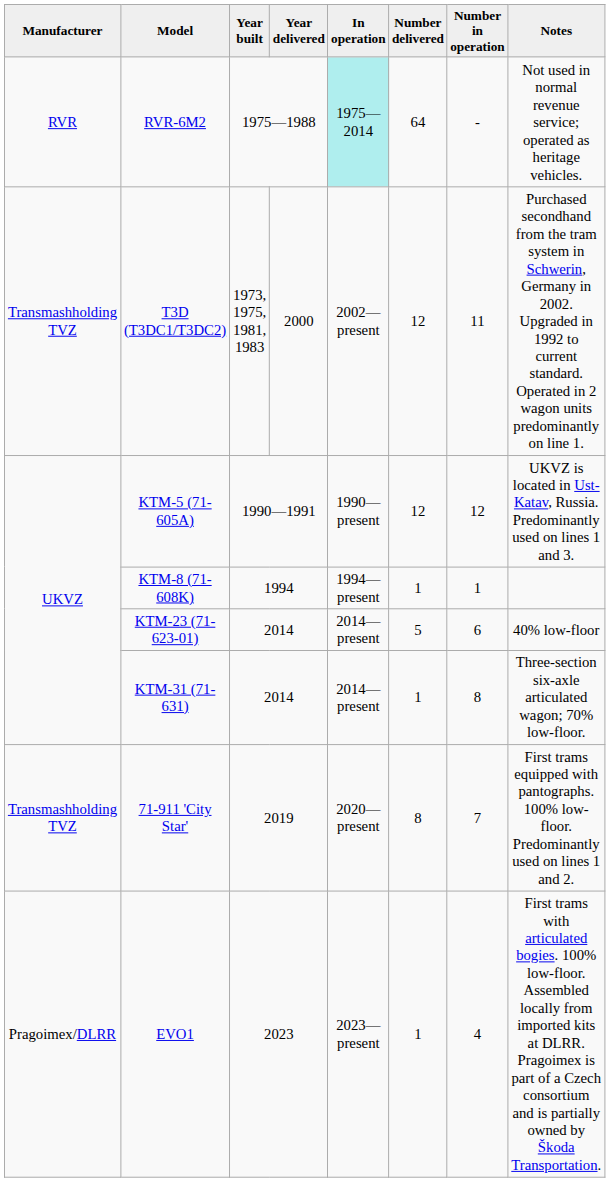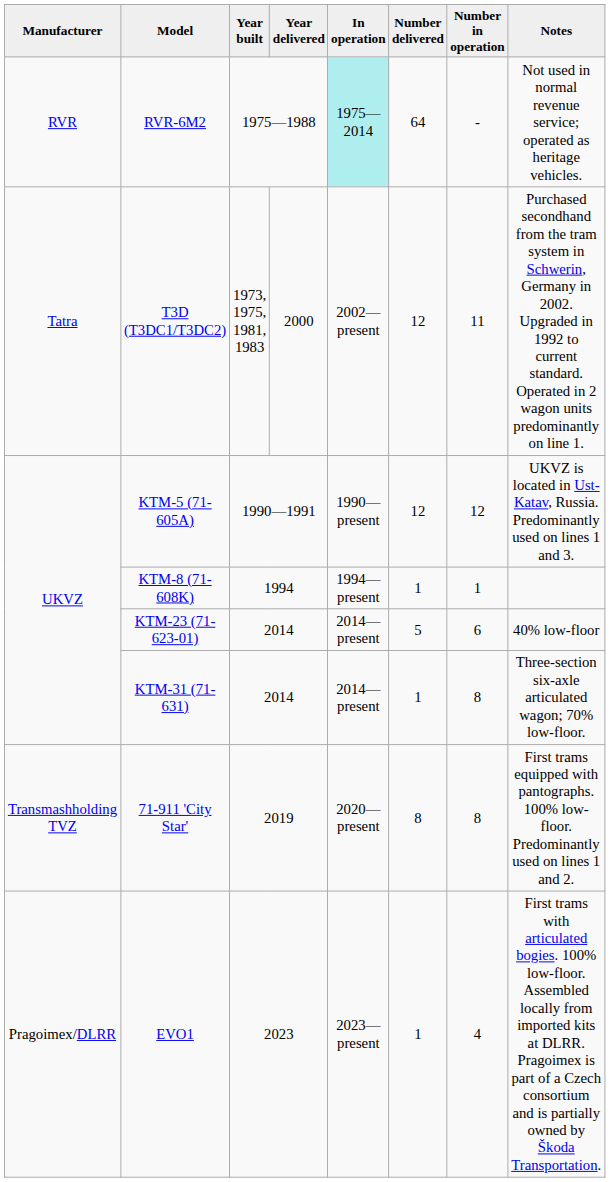(62, 320) Transmashholding TVZ -> (62, 320) Tatra
(477, 817) 7 -> (477, 817) 8
